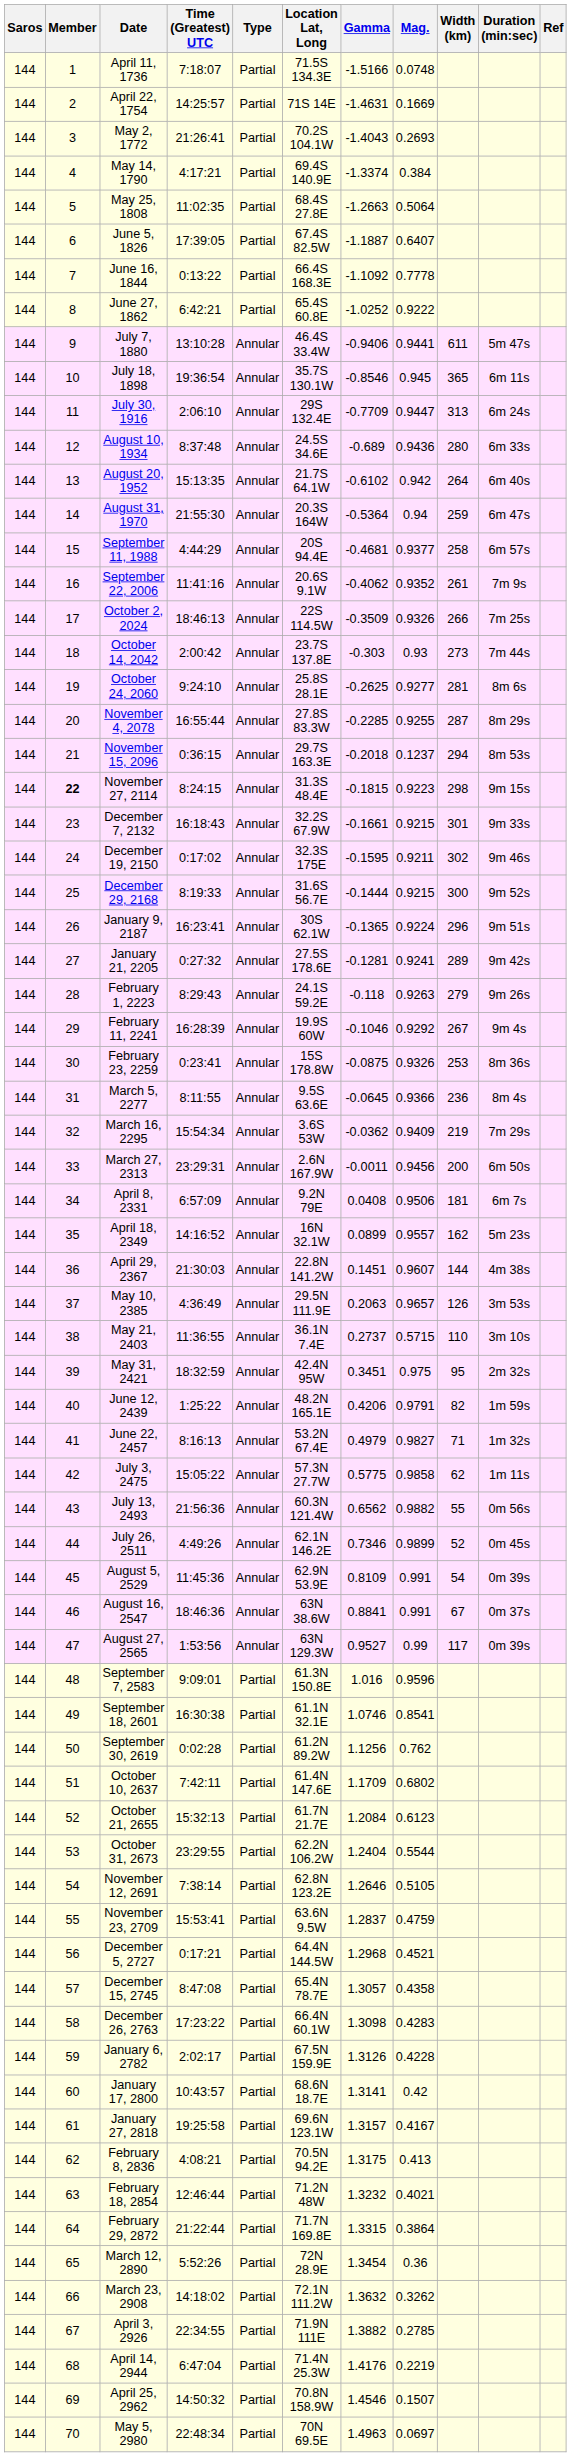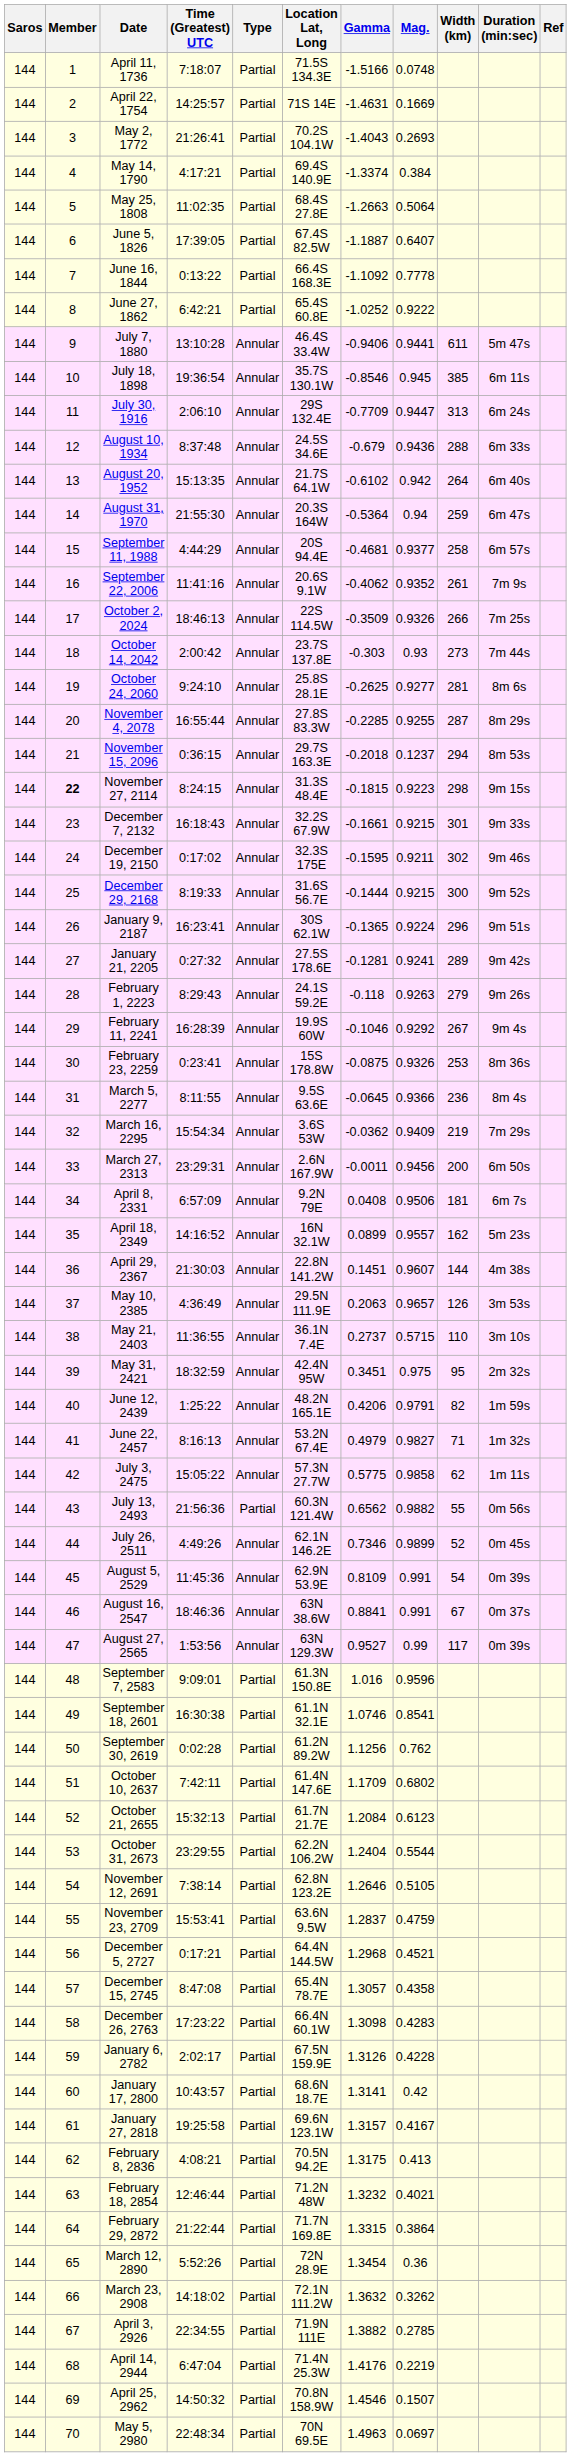(458, 378) 365 -> (458, 378) 385
(367, 447) -0.689 -> (367, 447) -0.679
(458, 447) 280 -> (458, 447) 288
(258, 1509) Annular -> (258, 1509) Partial
